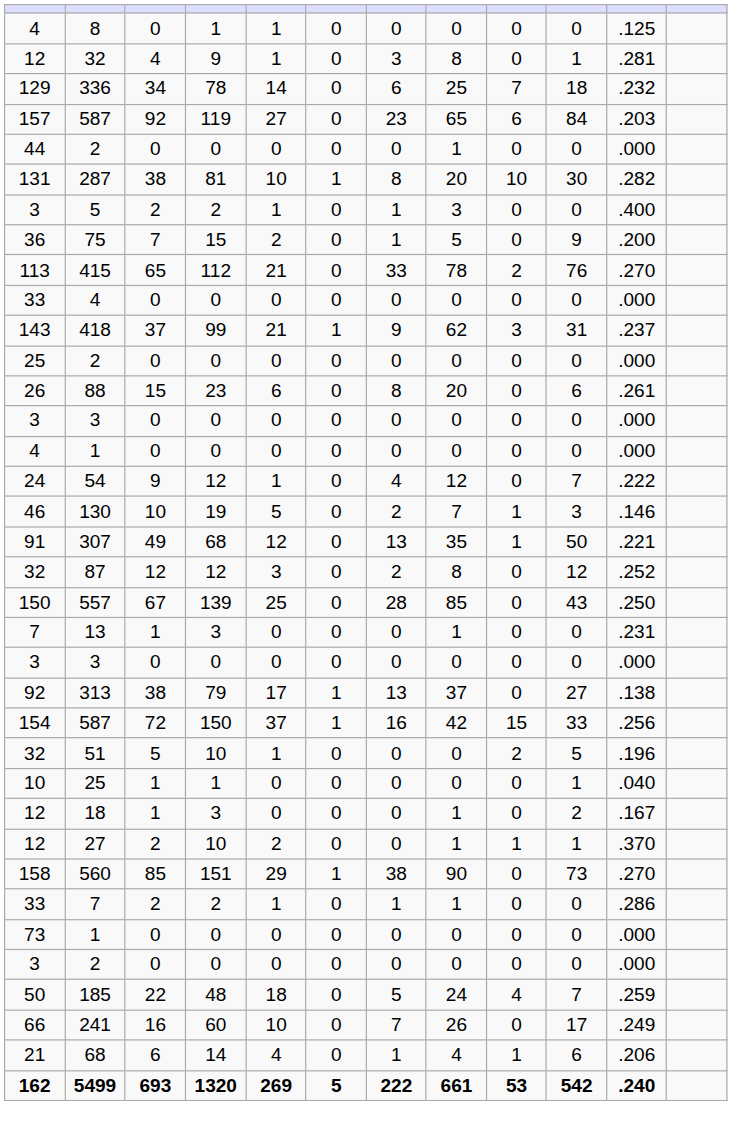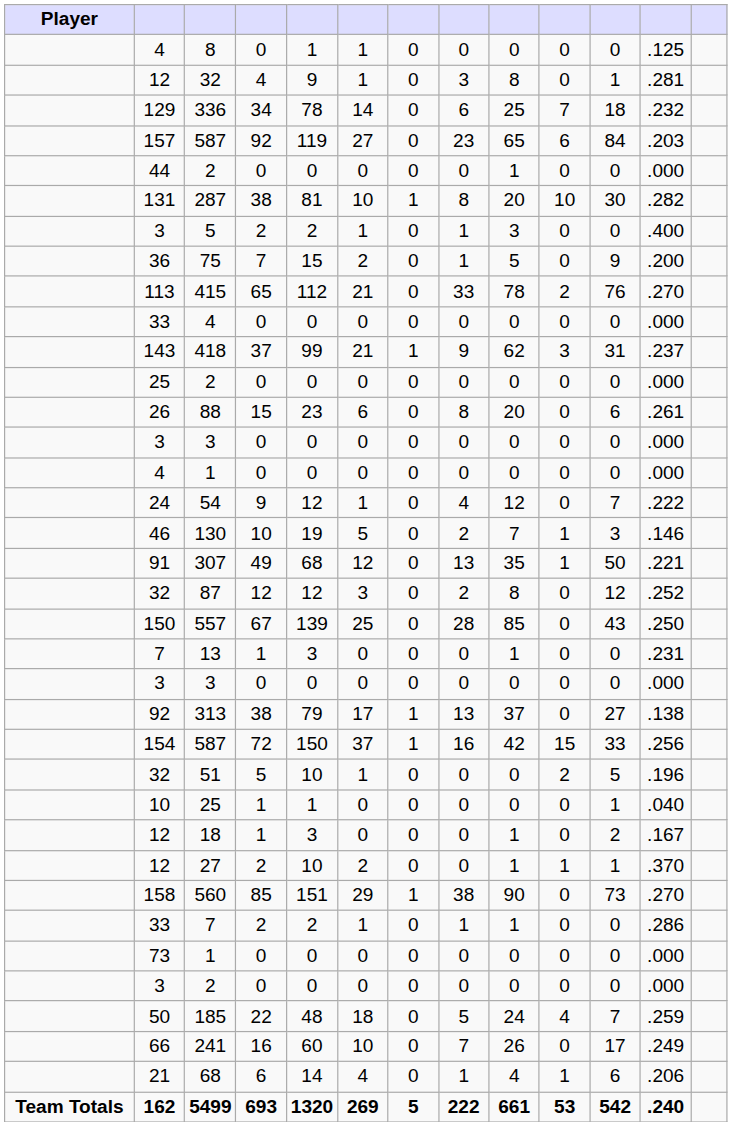+ column: (69, 19)
